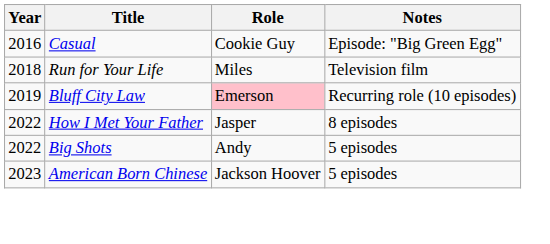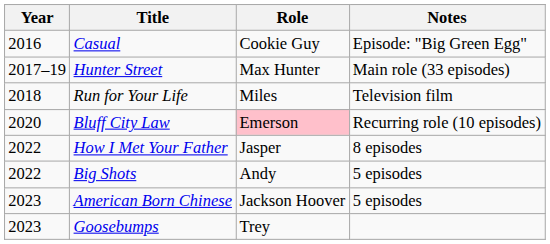+ row: (118, 69)
(25, 95) 2019 -> (25, 122) 2020
+ row: (116, 226)
